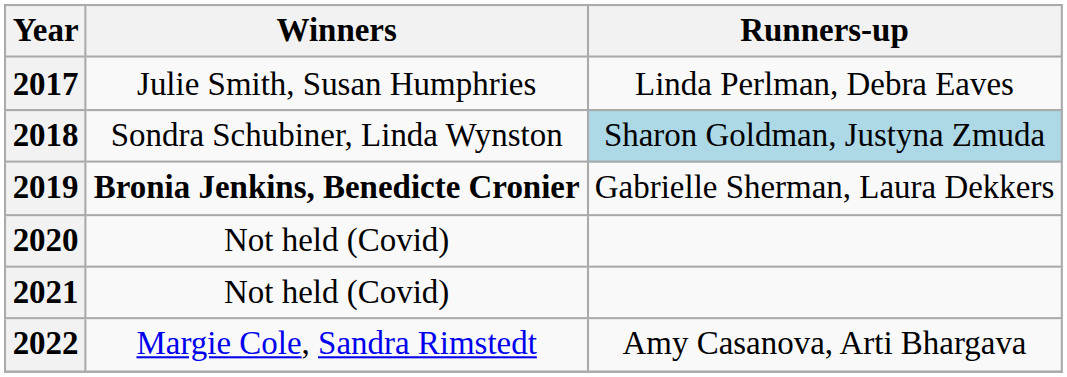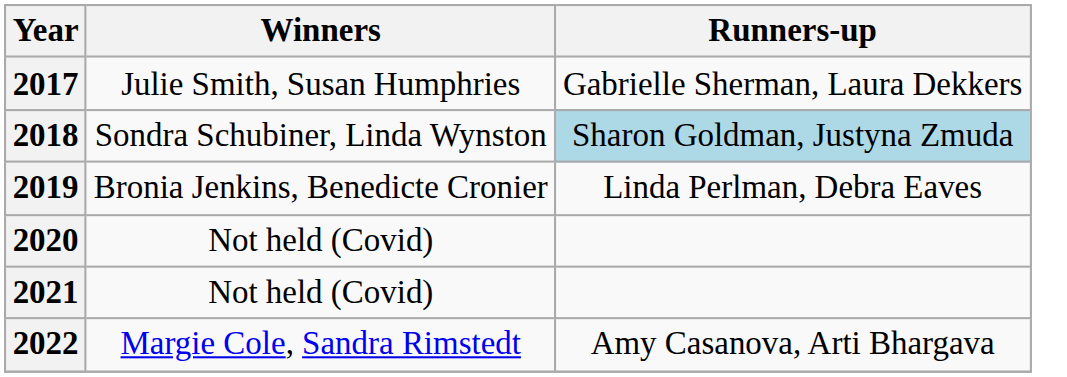(824, 82) Linda Perlman, Debra Eaves -> (793, 82) Gabrielle Sherman, Laura Dekkers
(337, 187) bold -> (321, 187) normal
(825, 187) Gabrielle Sherman, Laura Dekkers -> (793, 187) Linda Perlman, Debra Eaves
